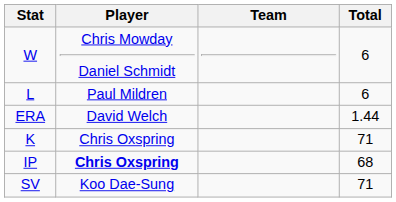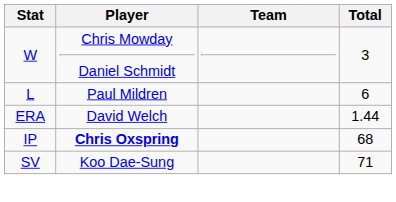(365, 54) 6 -> (365, 54) 3
- row: (30, 139)
